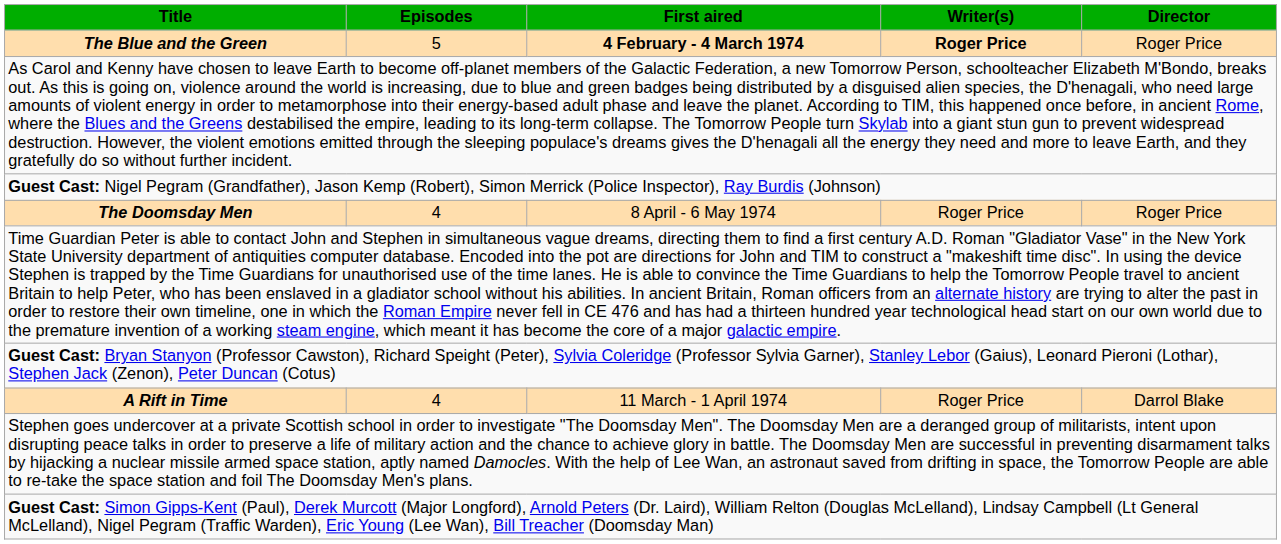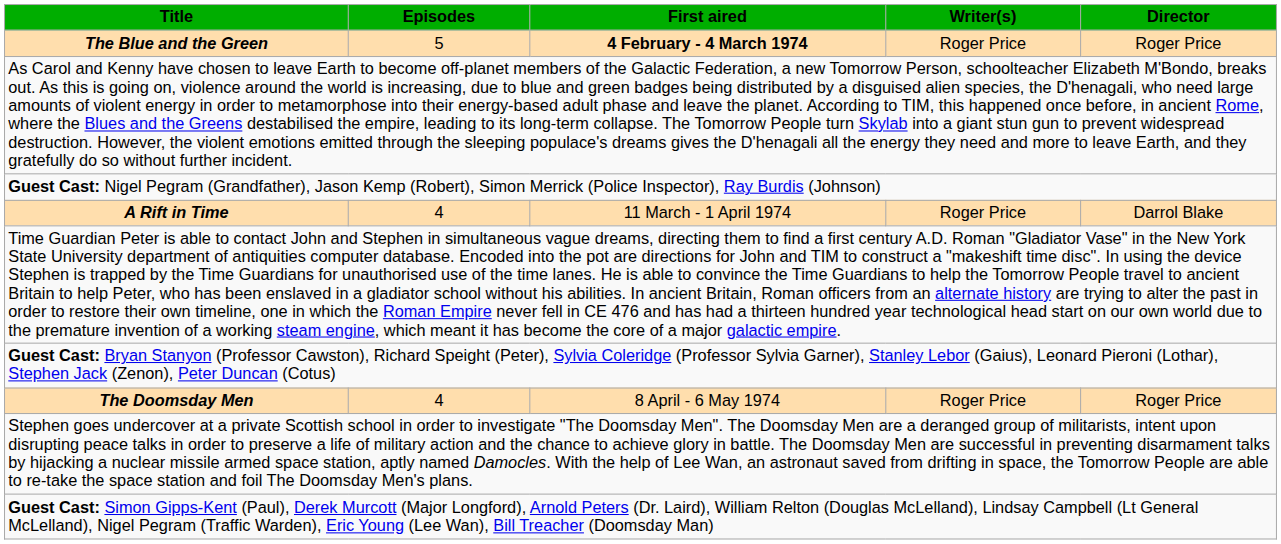(981, 43) bold -> (983, 43) normal
rows swapped: (175, 400) <-> (175, 212)
